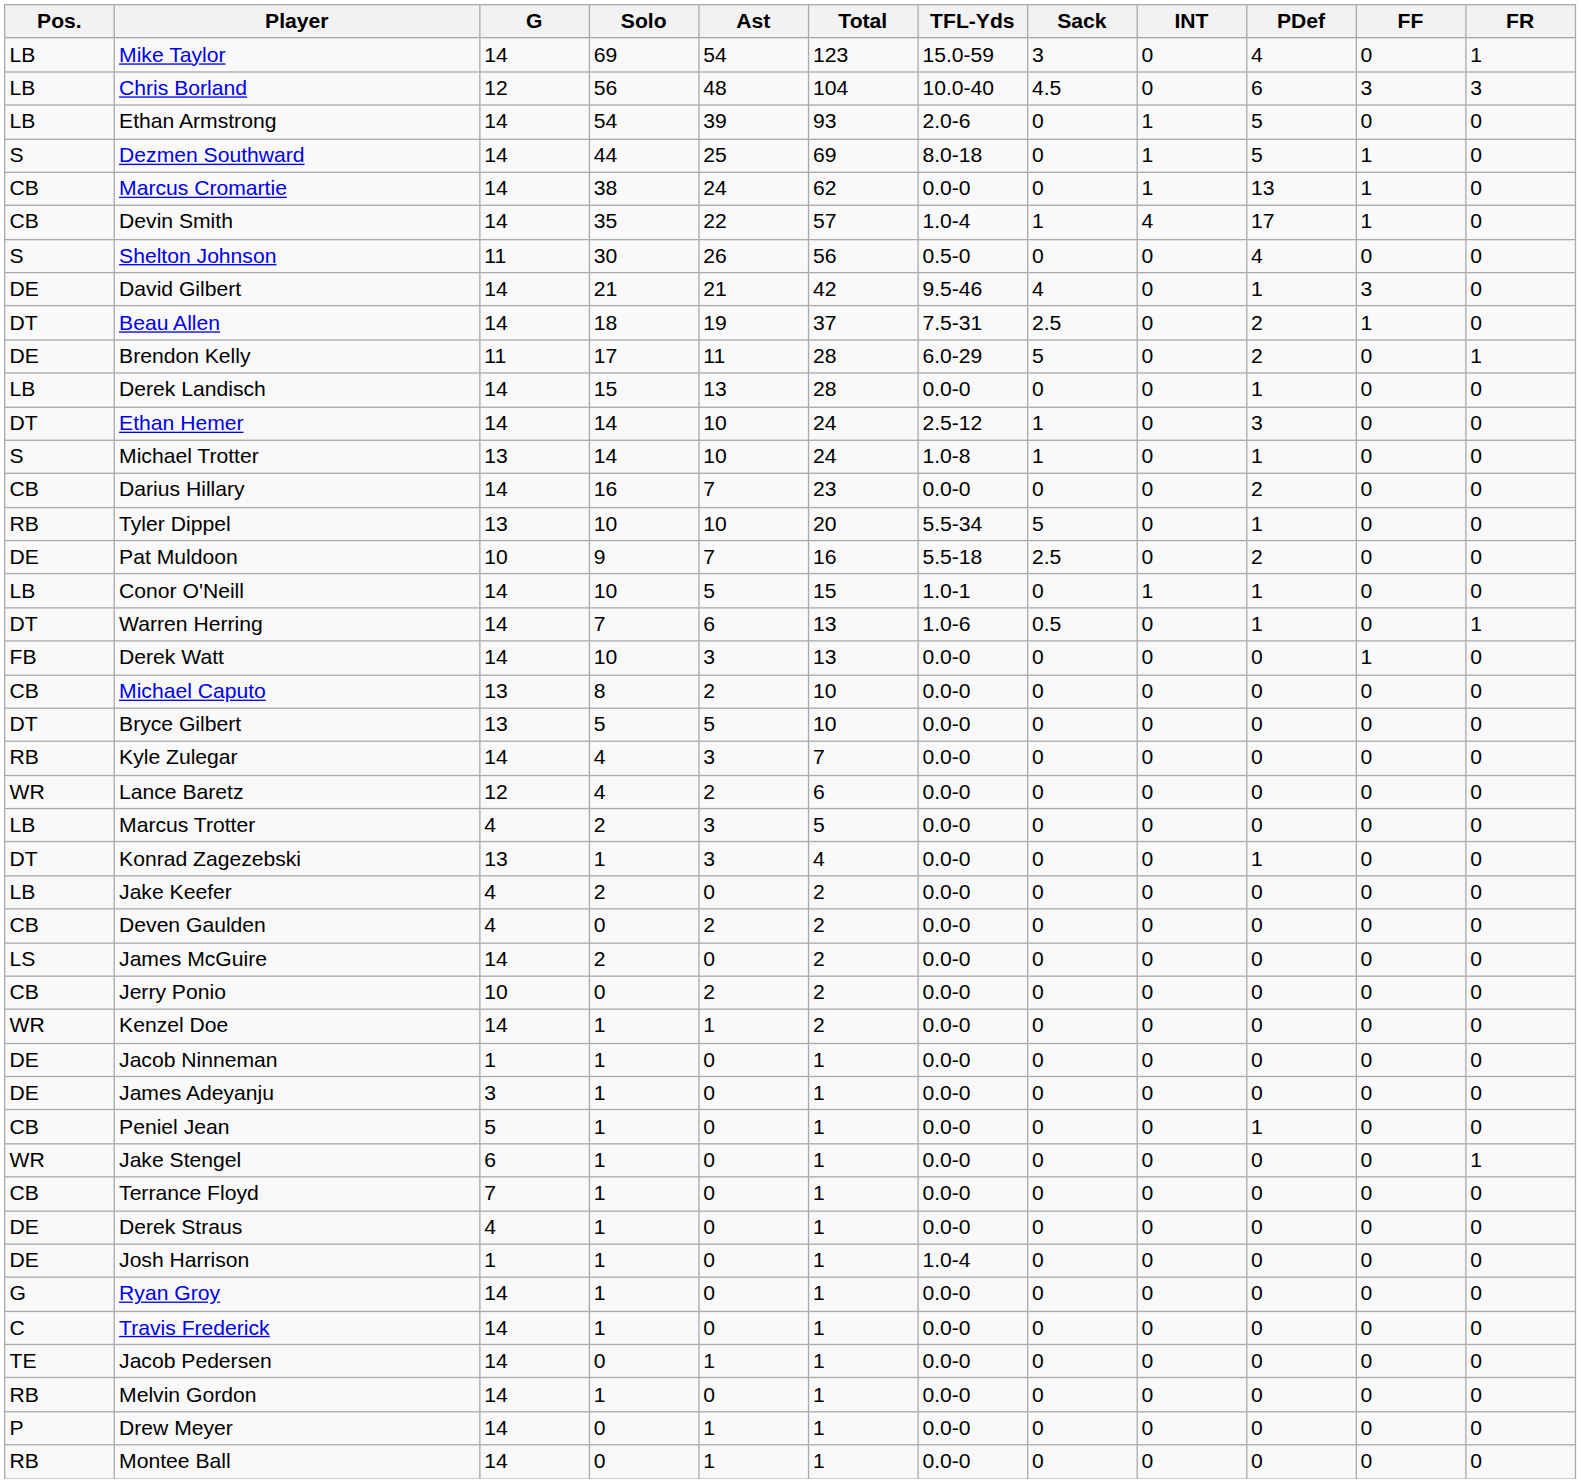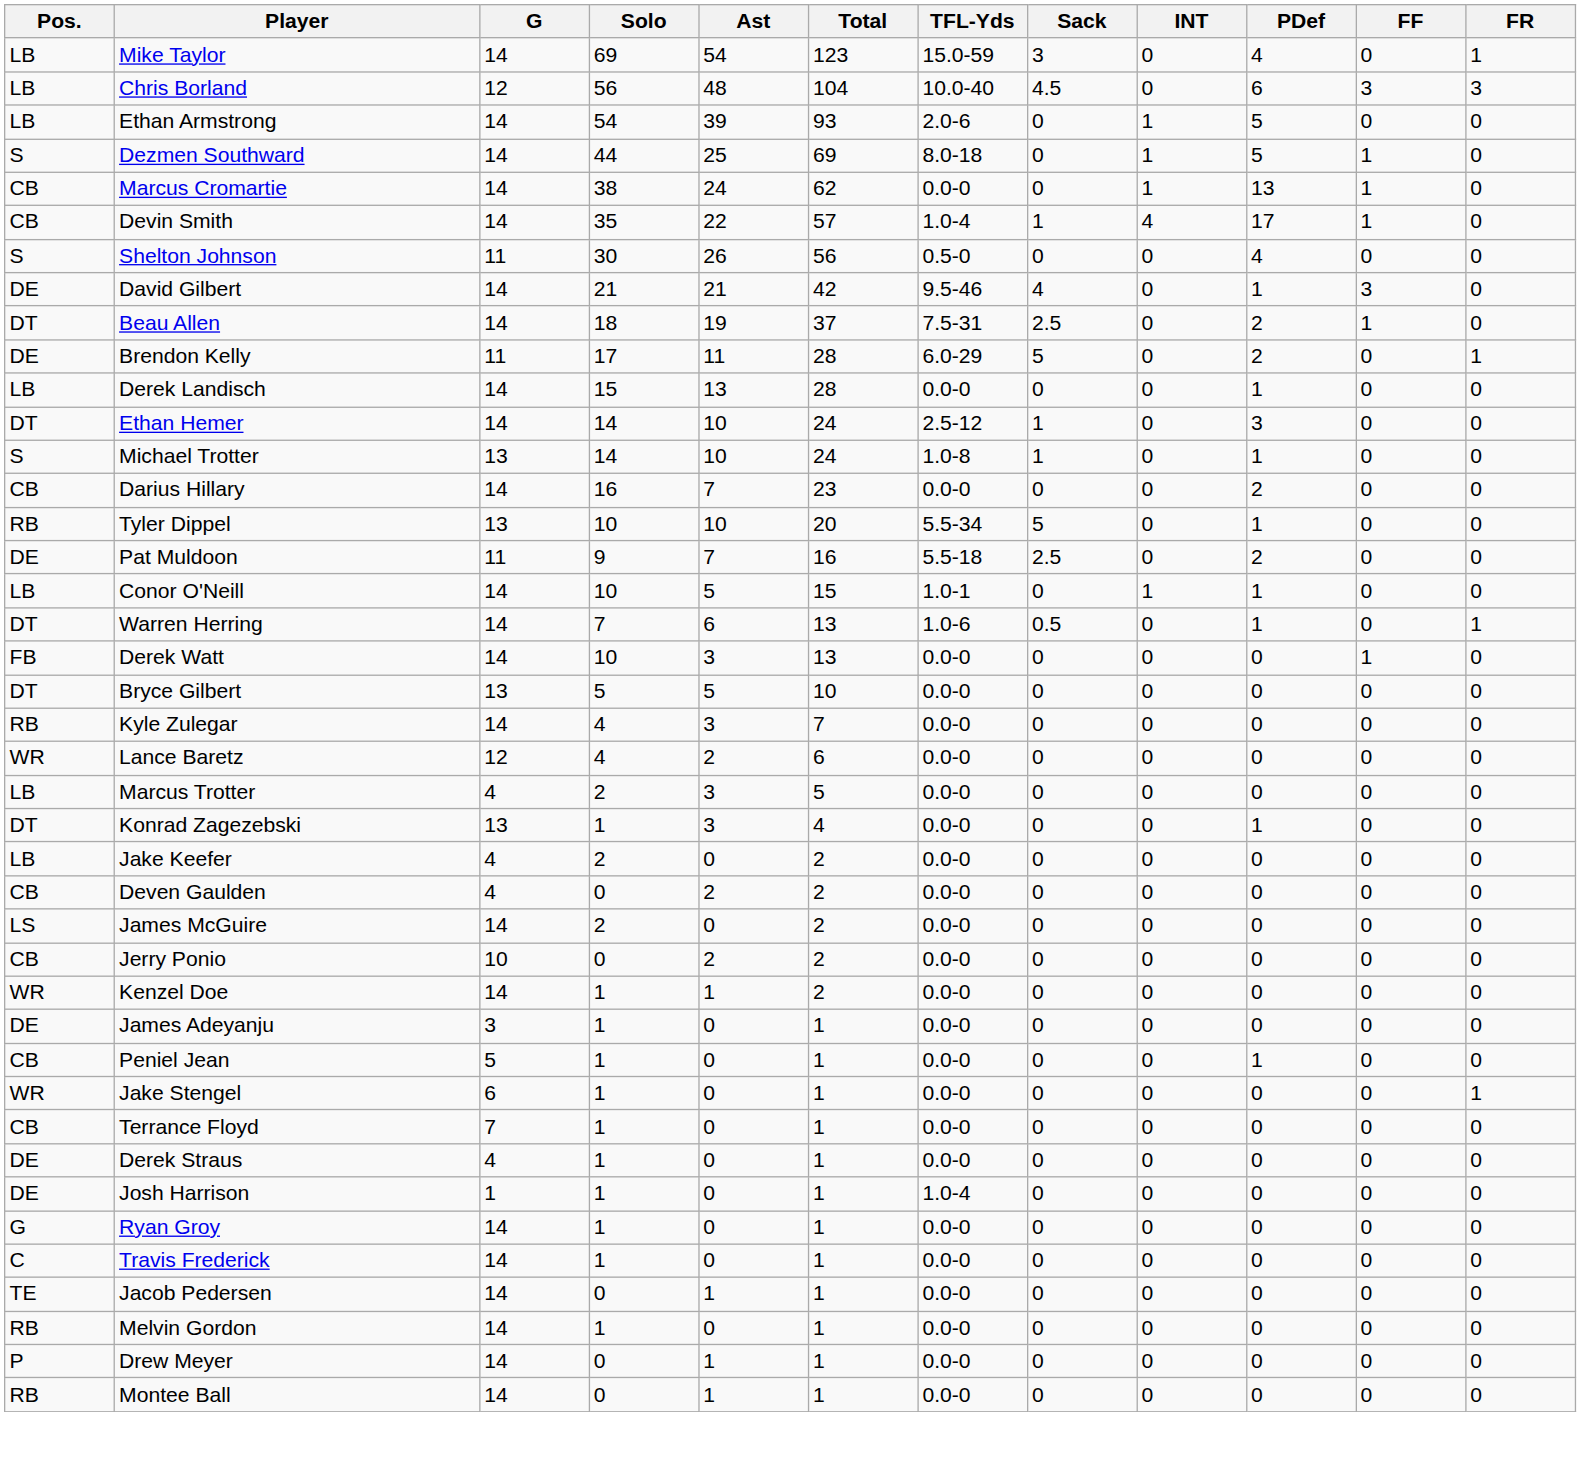(496, 557) 10 -> (495, 557) 11
- row: (192, 691)
- row: (198, 1059)
